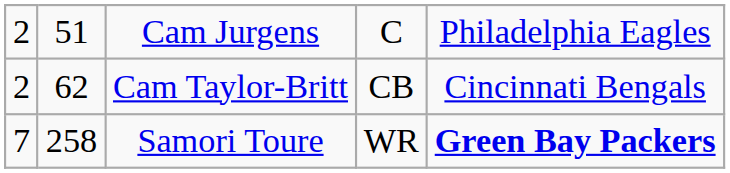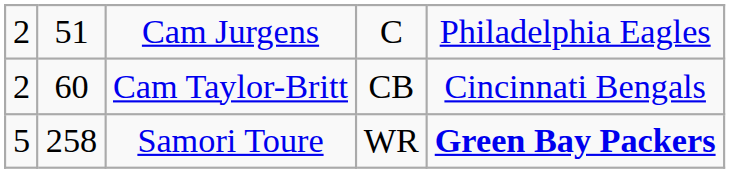(72, 85) 62 -> (72, 85) 60
(22, 140) 7 -> (22, 140) 5
